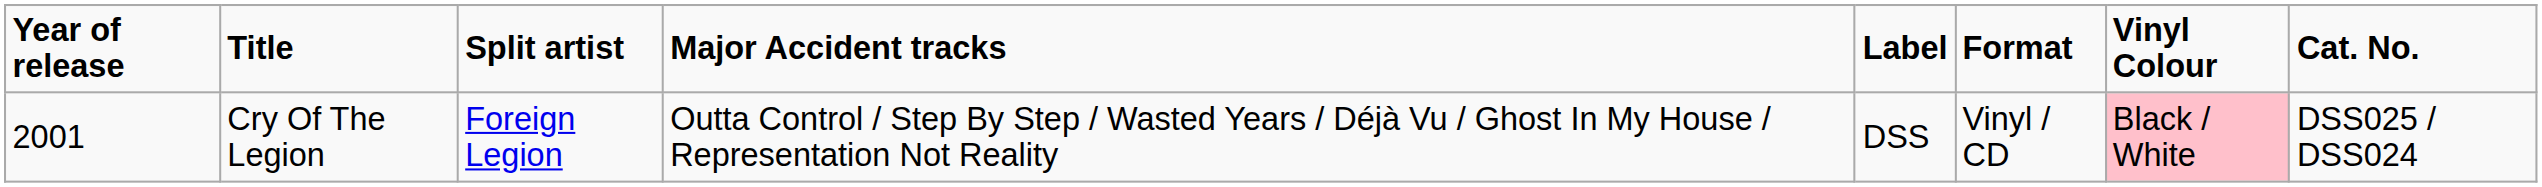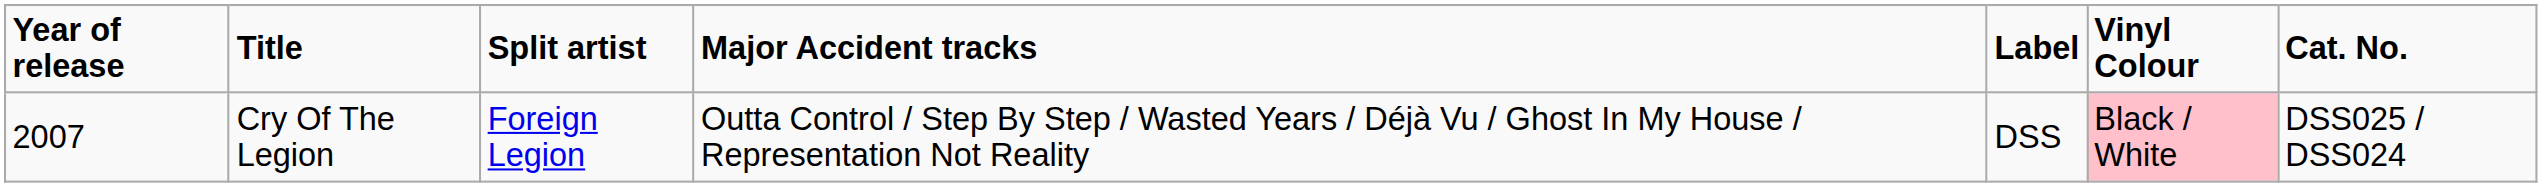- column: (2018, 48)
(49, 136) 2001 -> (49, 136) 2007
